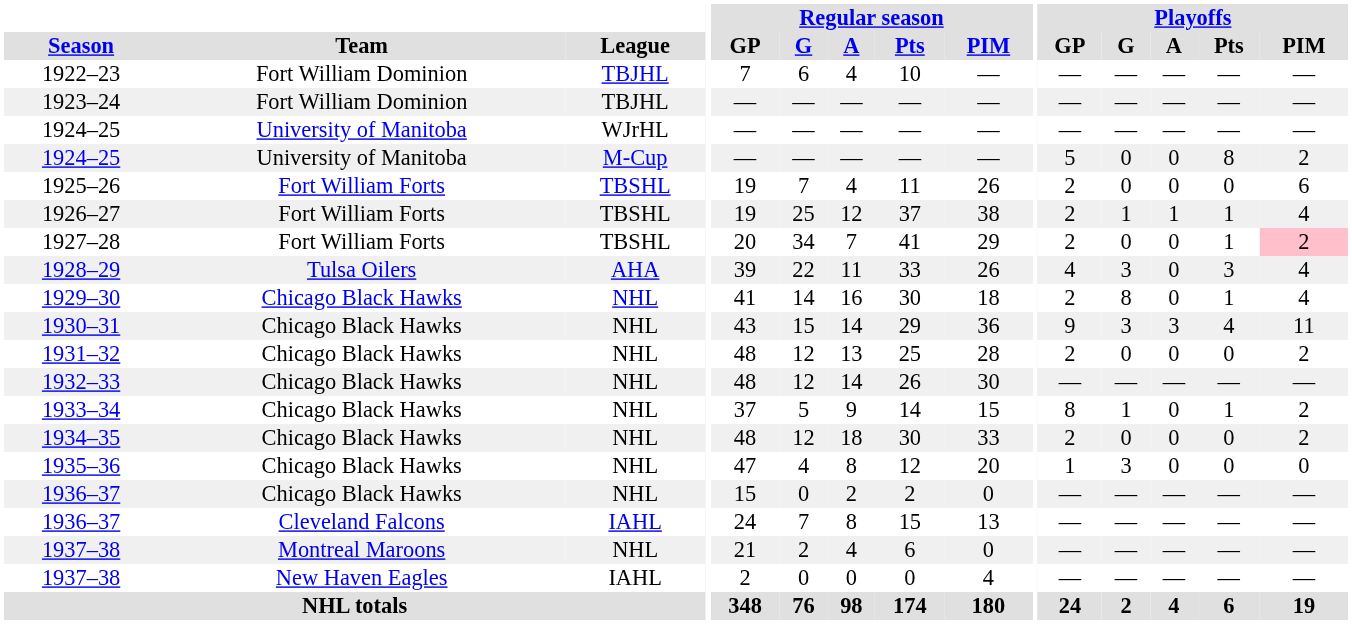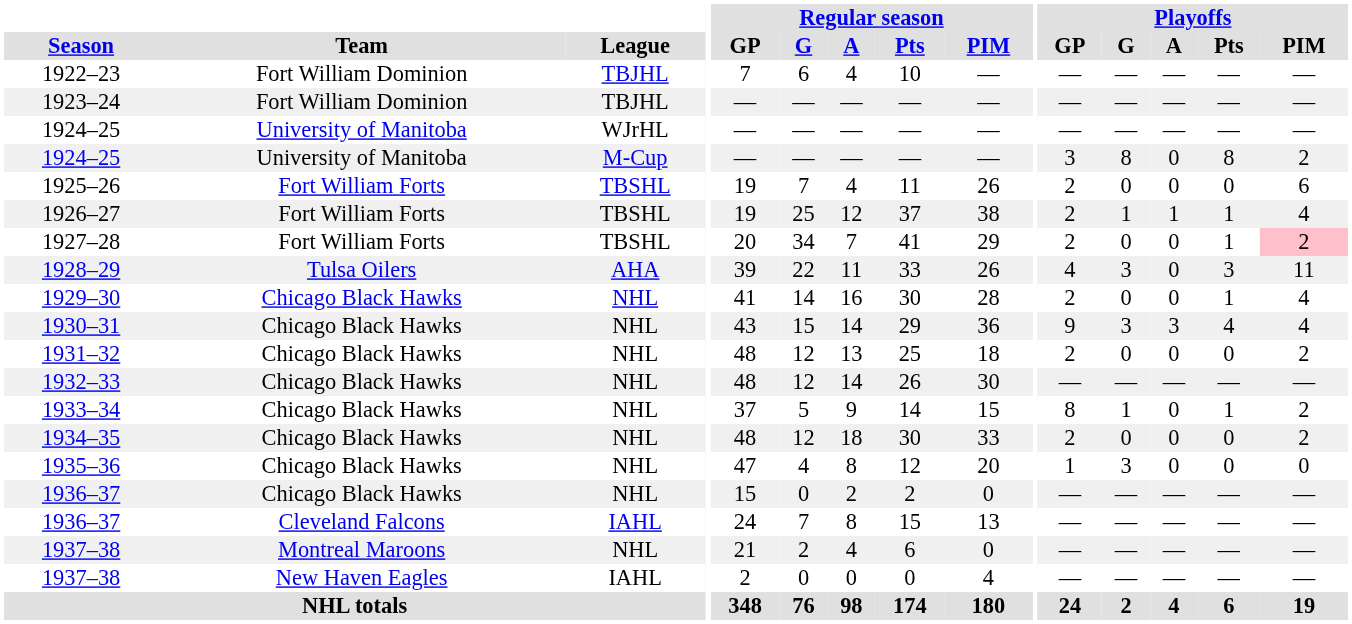(1070, 157) 5 -> (1070, 157) 3
(1126, 157) 0 -> (1126, 157) 8
(1304, 269) 4 -> (1304, 269) 11
(988, 297) 18 -> (988, 297) 28
(1126, 297) 8 -> (1126, 297) 0
(1304, 325) 11 -> (1304, 325) 4
(988, 353) 28 -> (988, 353) 18
